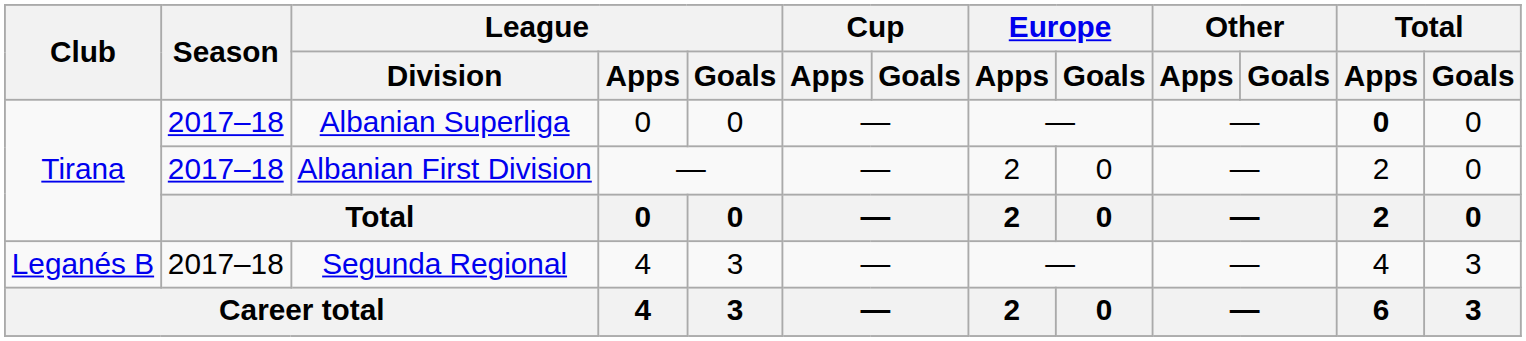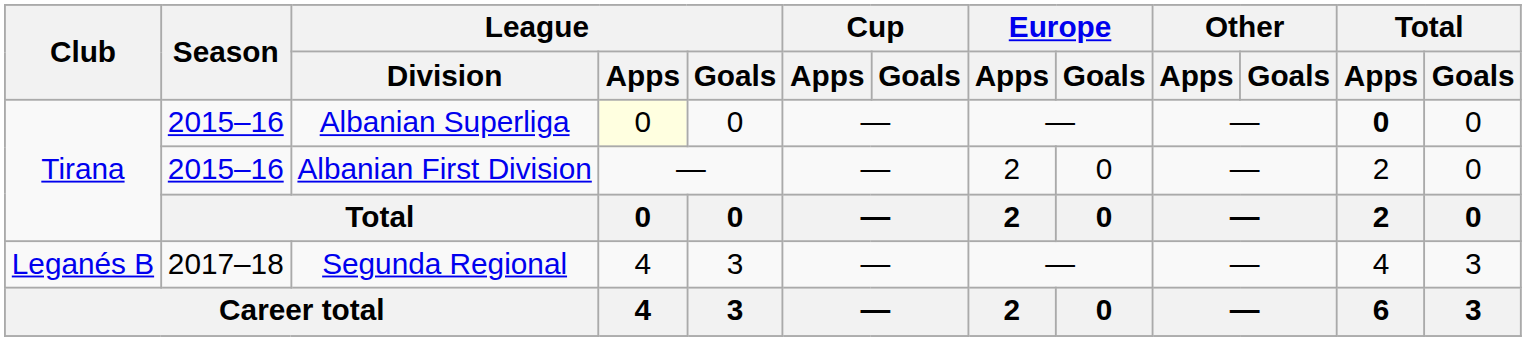(226, 122) 2017–18 -> (226, 122) 2015–16
(643, 122) no background -> (643, 122) lightyellow background
(226, 169) 2017–18 -> (226, 169) 2015–16
